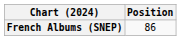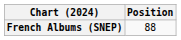(150, 28) 86 -> (150, 28) 88
